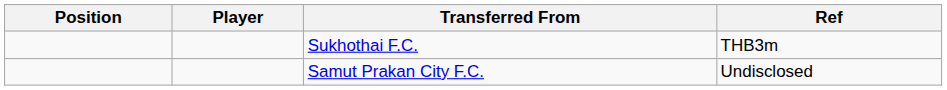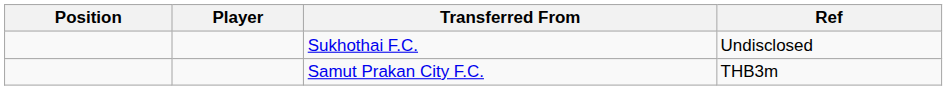(749, 44) THB3m -> (767, 44) Undisclosed
(767, 71) Undisclosed -> (749, 71) THB3m
